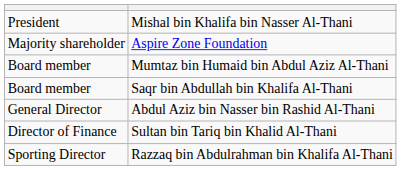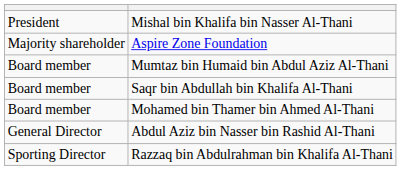+ row: (253, 110)
- row: (234, 132)
